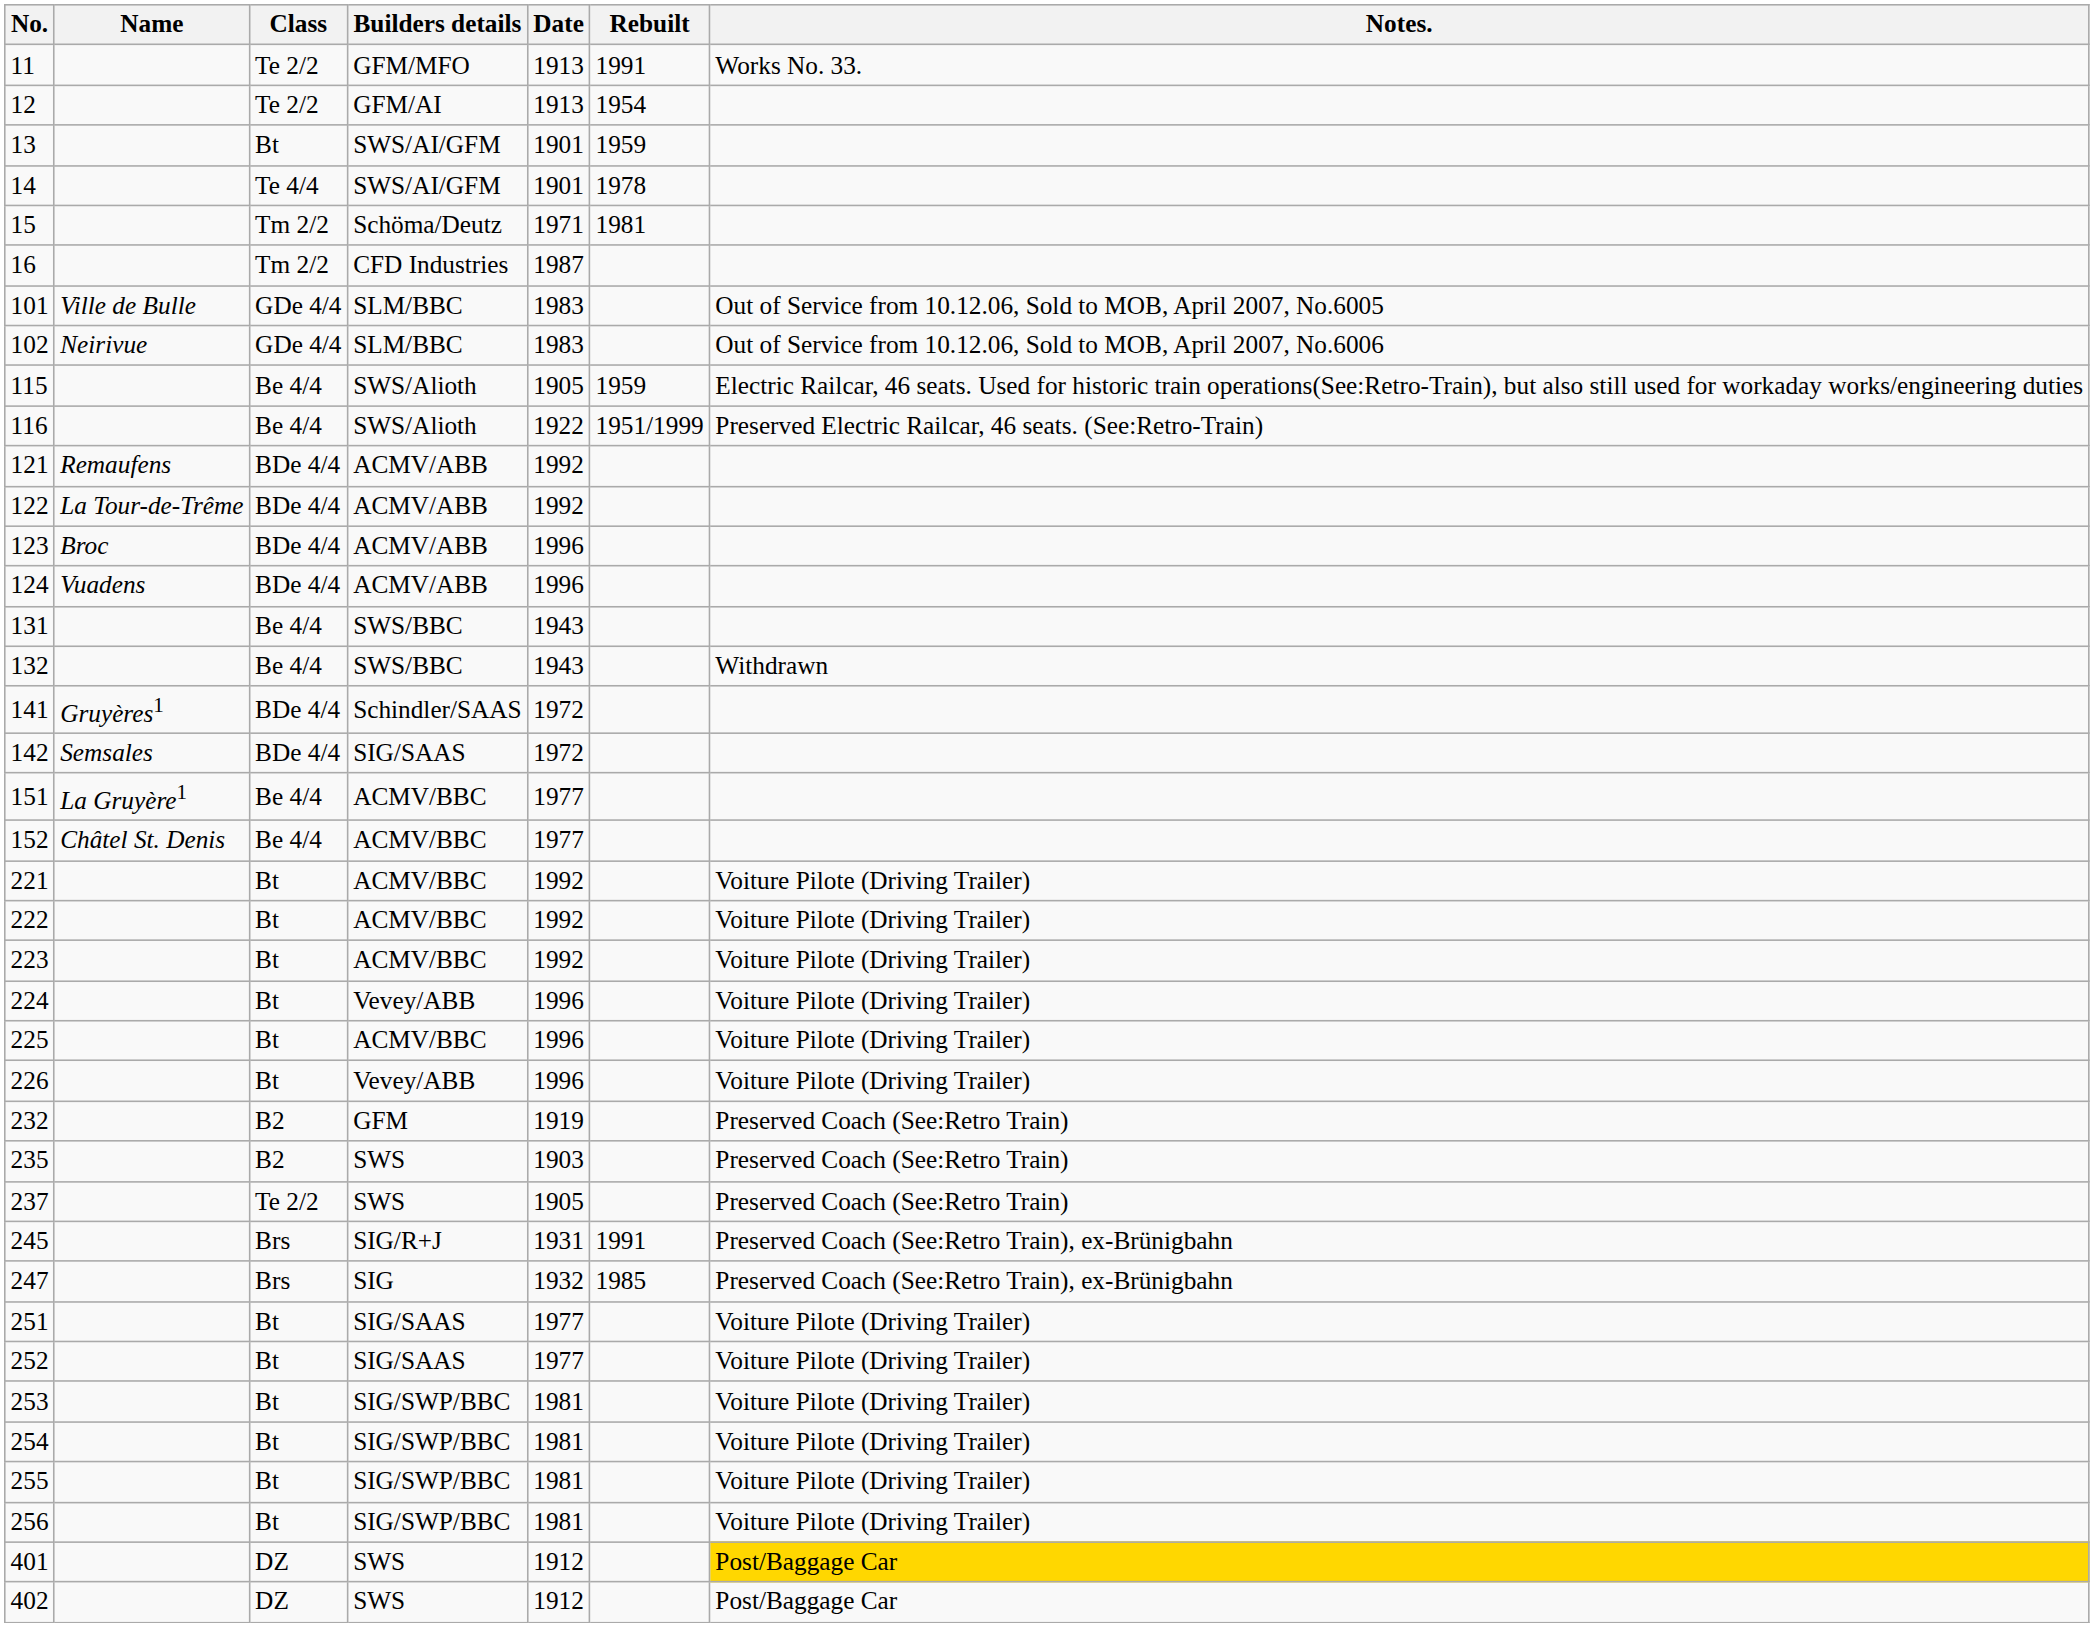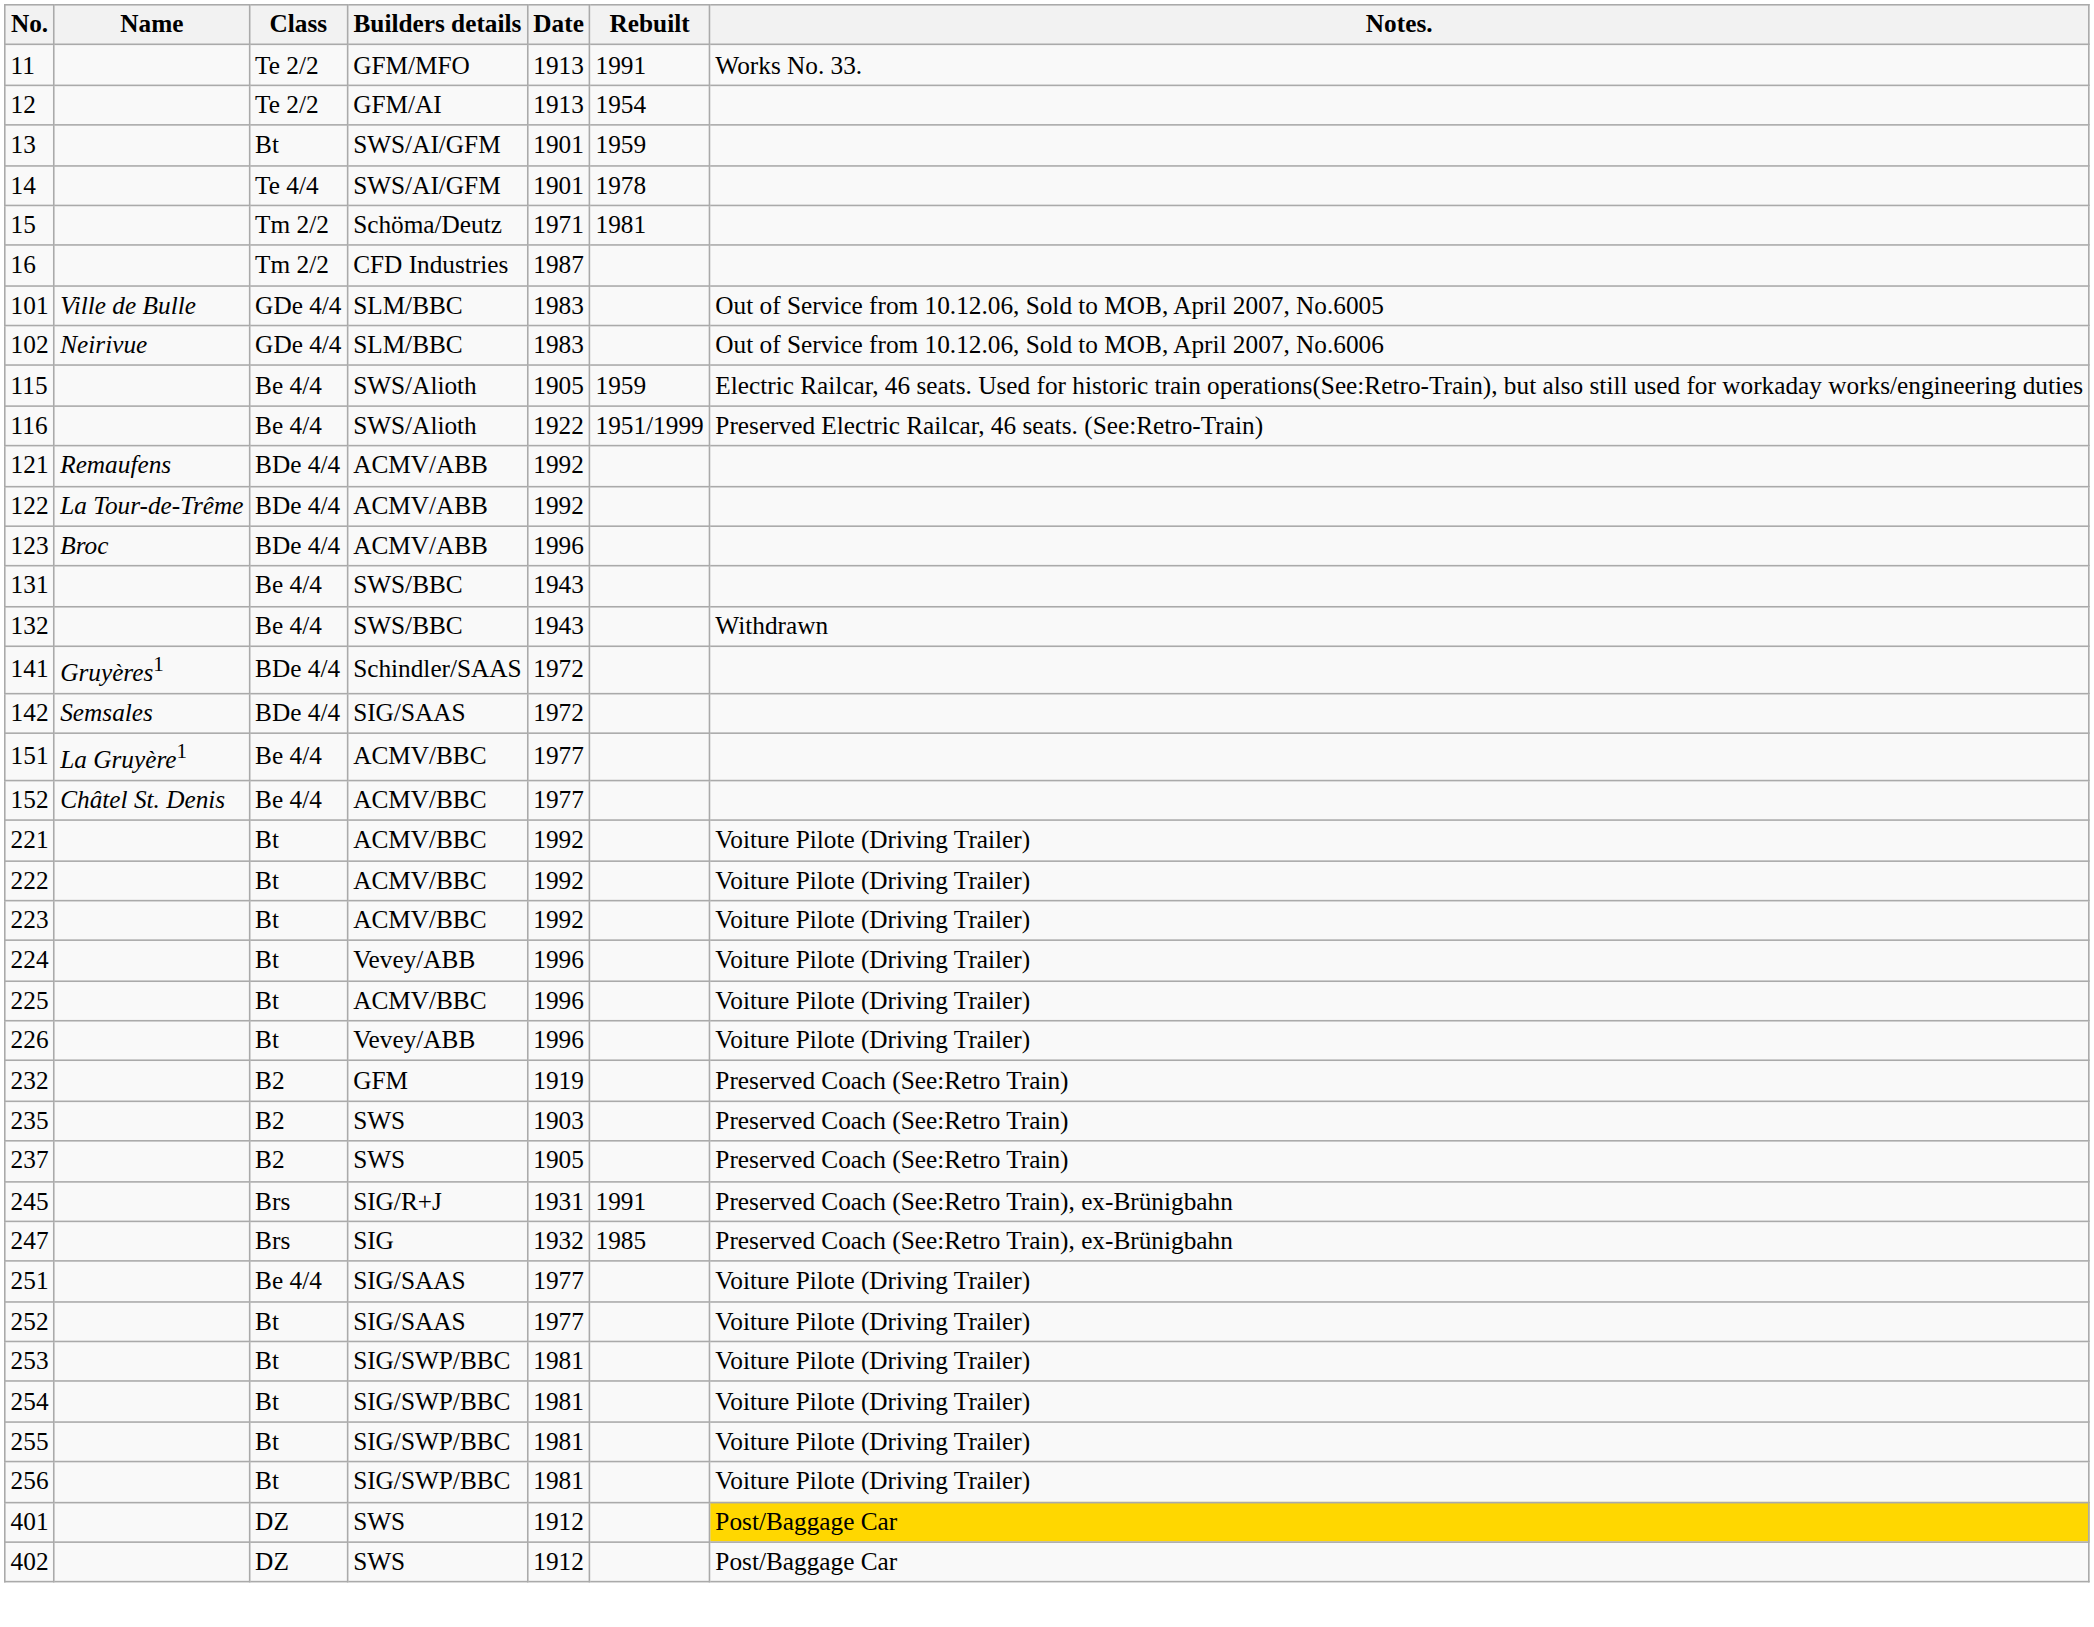- row: (30, 585)
(287, 1200) Te 2/2 -> (270, 1160) B2
(267, 1321) Bt -> (288, 1281) Be 4/4
